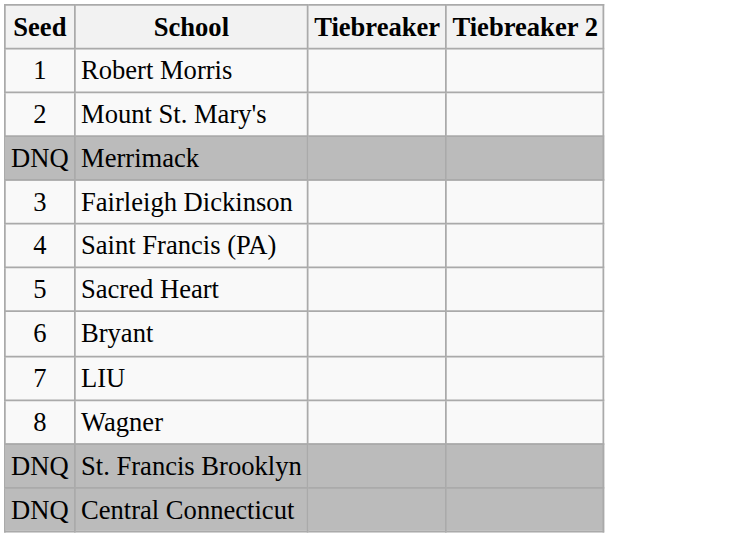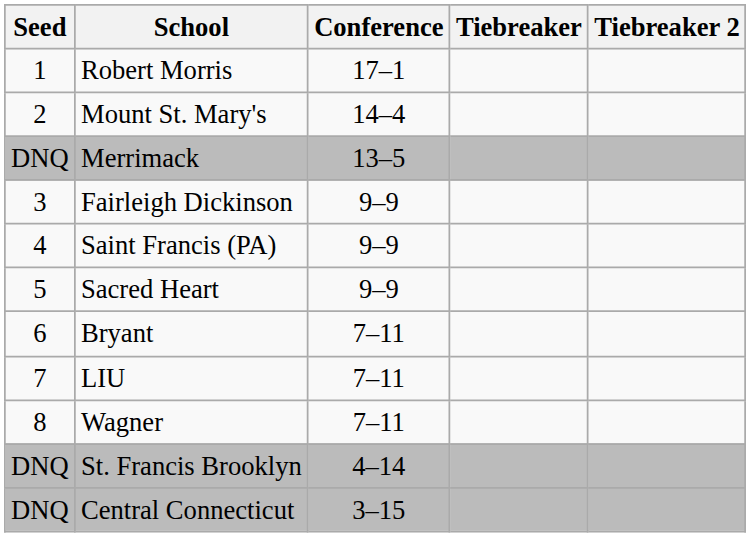+ column: (379, 26)
